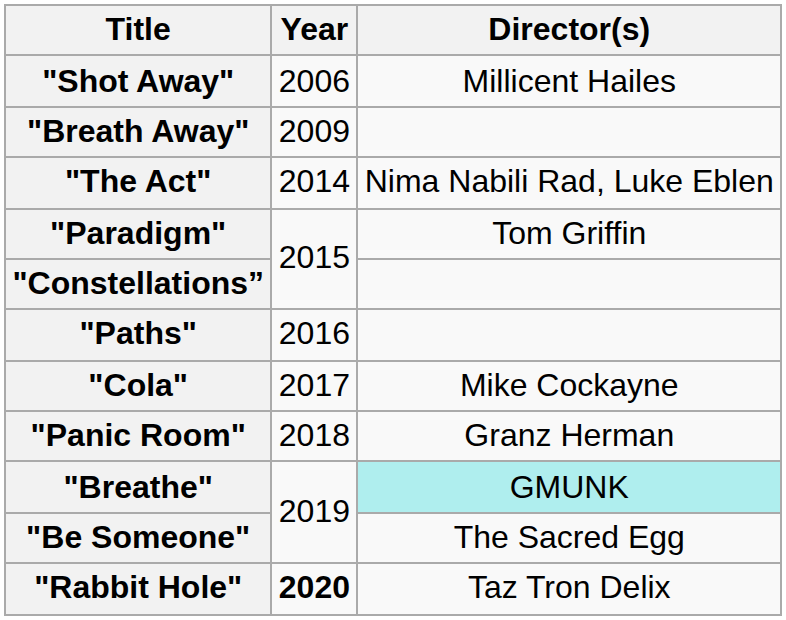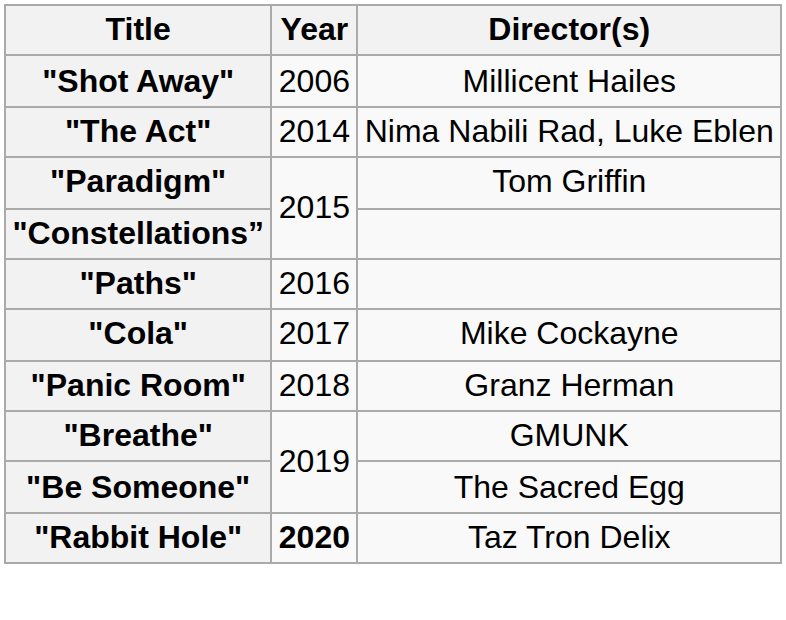- row: (138, 131)
(569, 486) paleturquoise background -> (569, 435) no background
